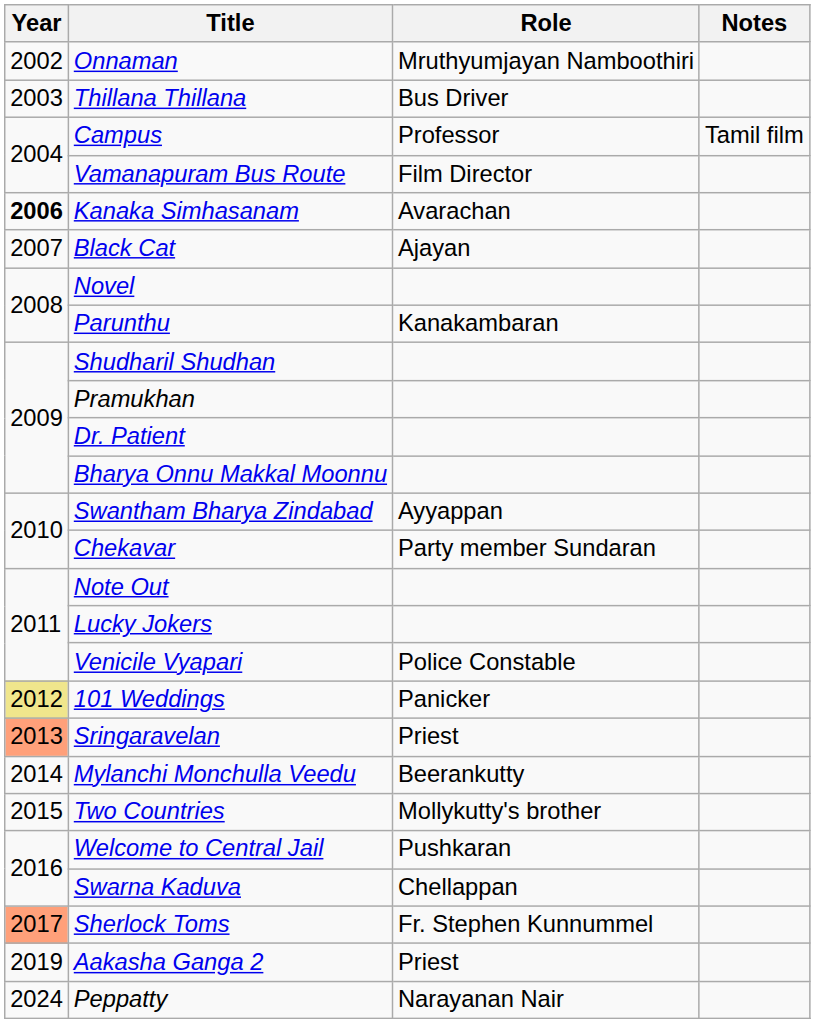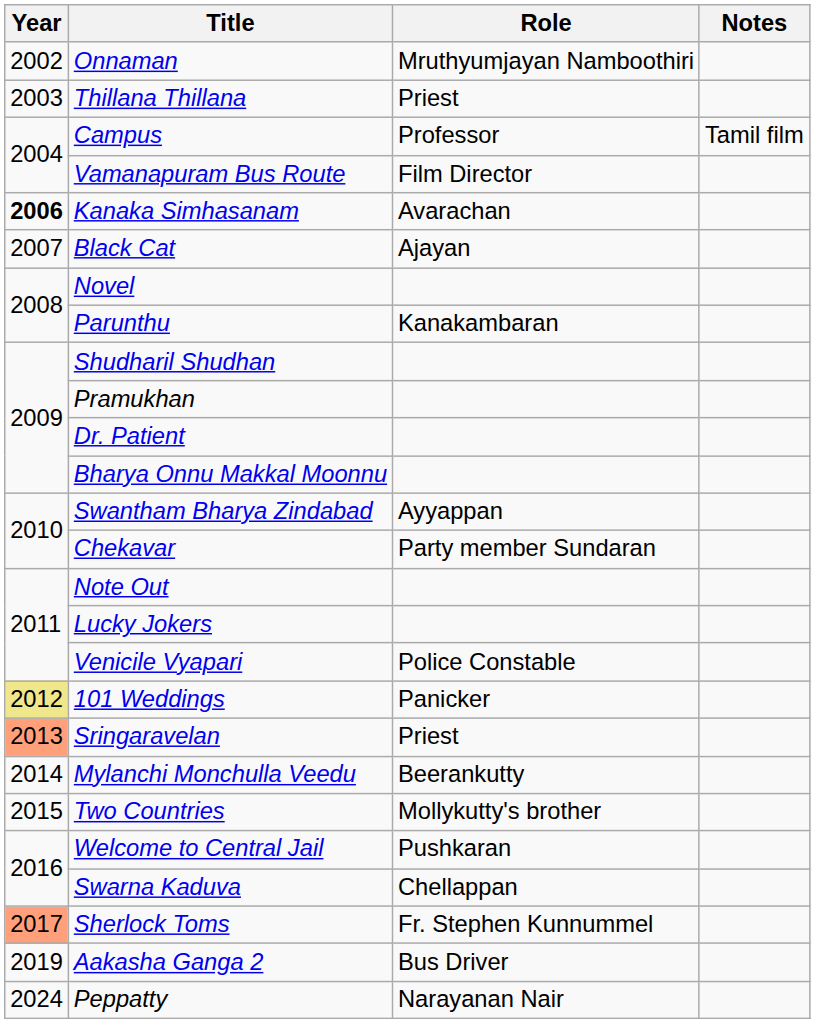(453, 98) Bus Driver -> (428, 98) Priest
(428, 962) Priest -> (453, 962) Bus Driver
